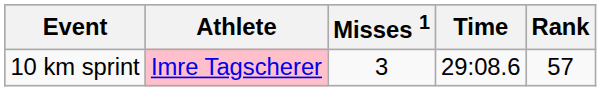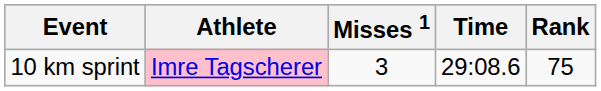(561, 68) 57 -> (561, 68) 75
